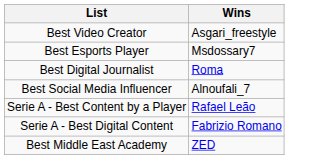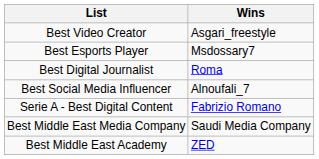- row: (97, 107)
+ row: (96, 126)
